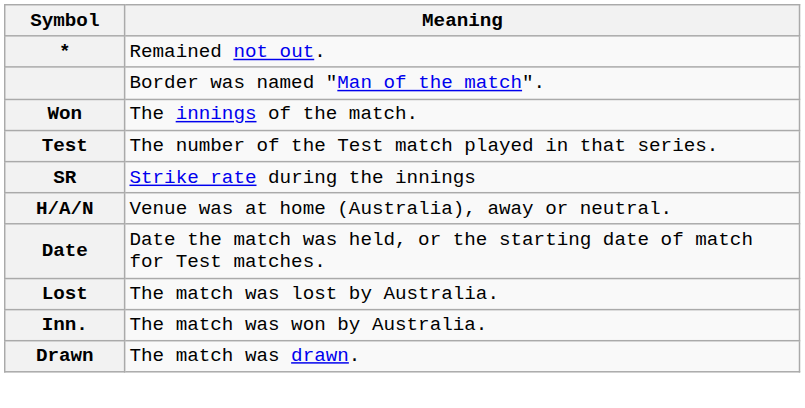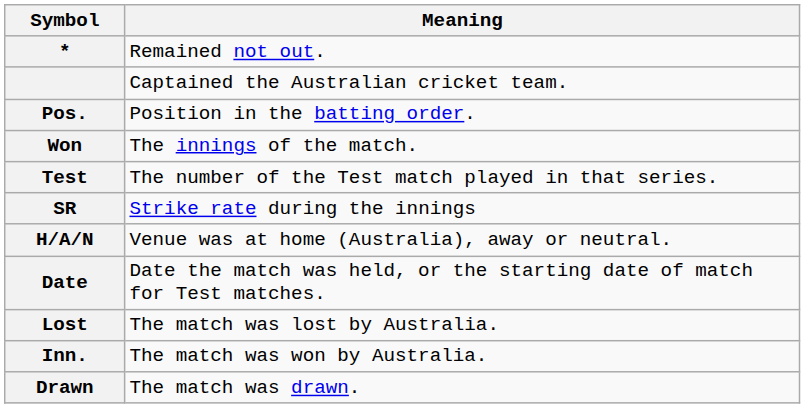- row: (337, 83)
+ row: (349, 83)
+ row: (303, 114)
